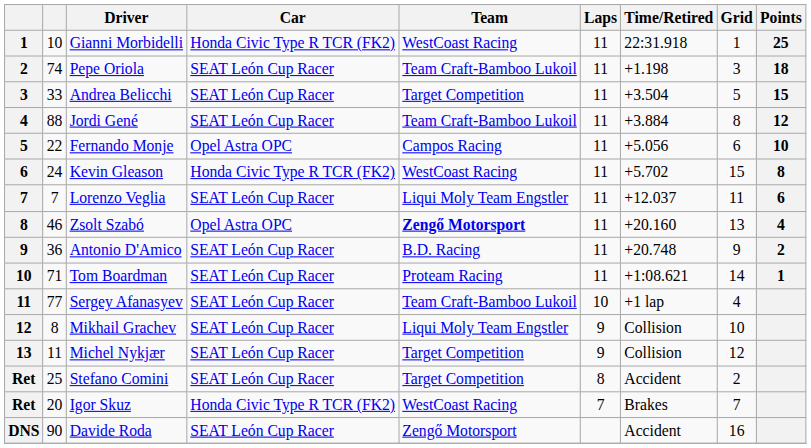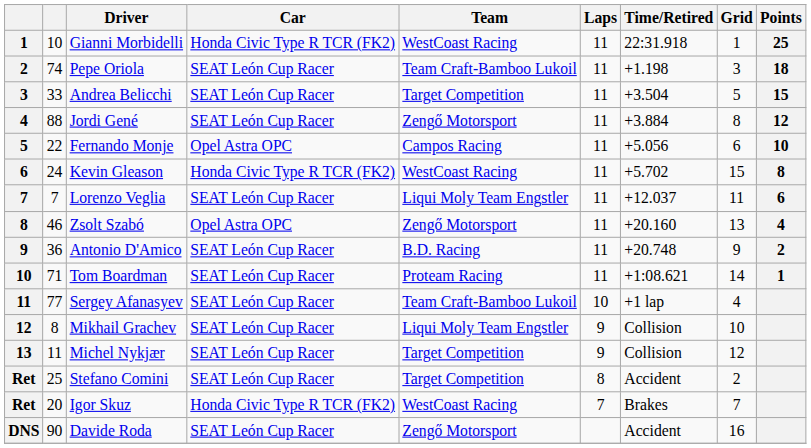(490, 120) Team Craft-Bamboo Lukoil -> (459, 120) Zengő Motorsport
(464, 224) bold -> (459, 224) normal
